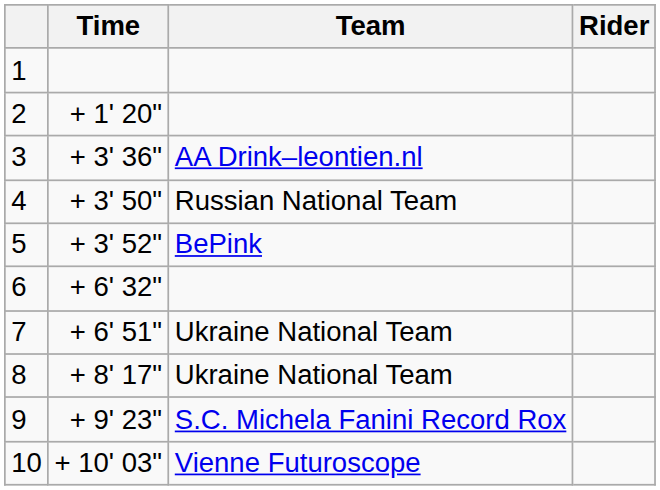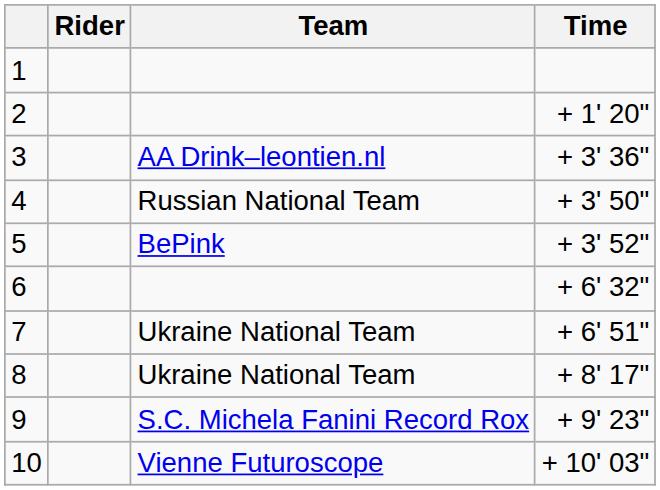columns swapped: (614, 26) <-> (108, 26)
